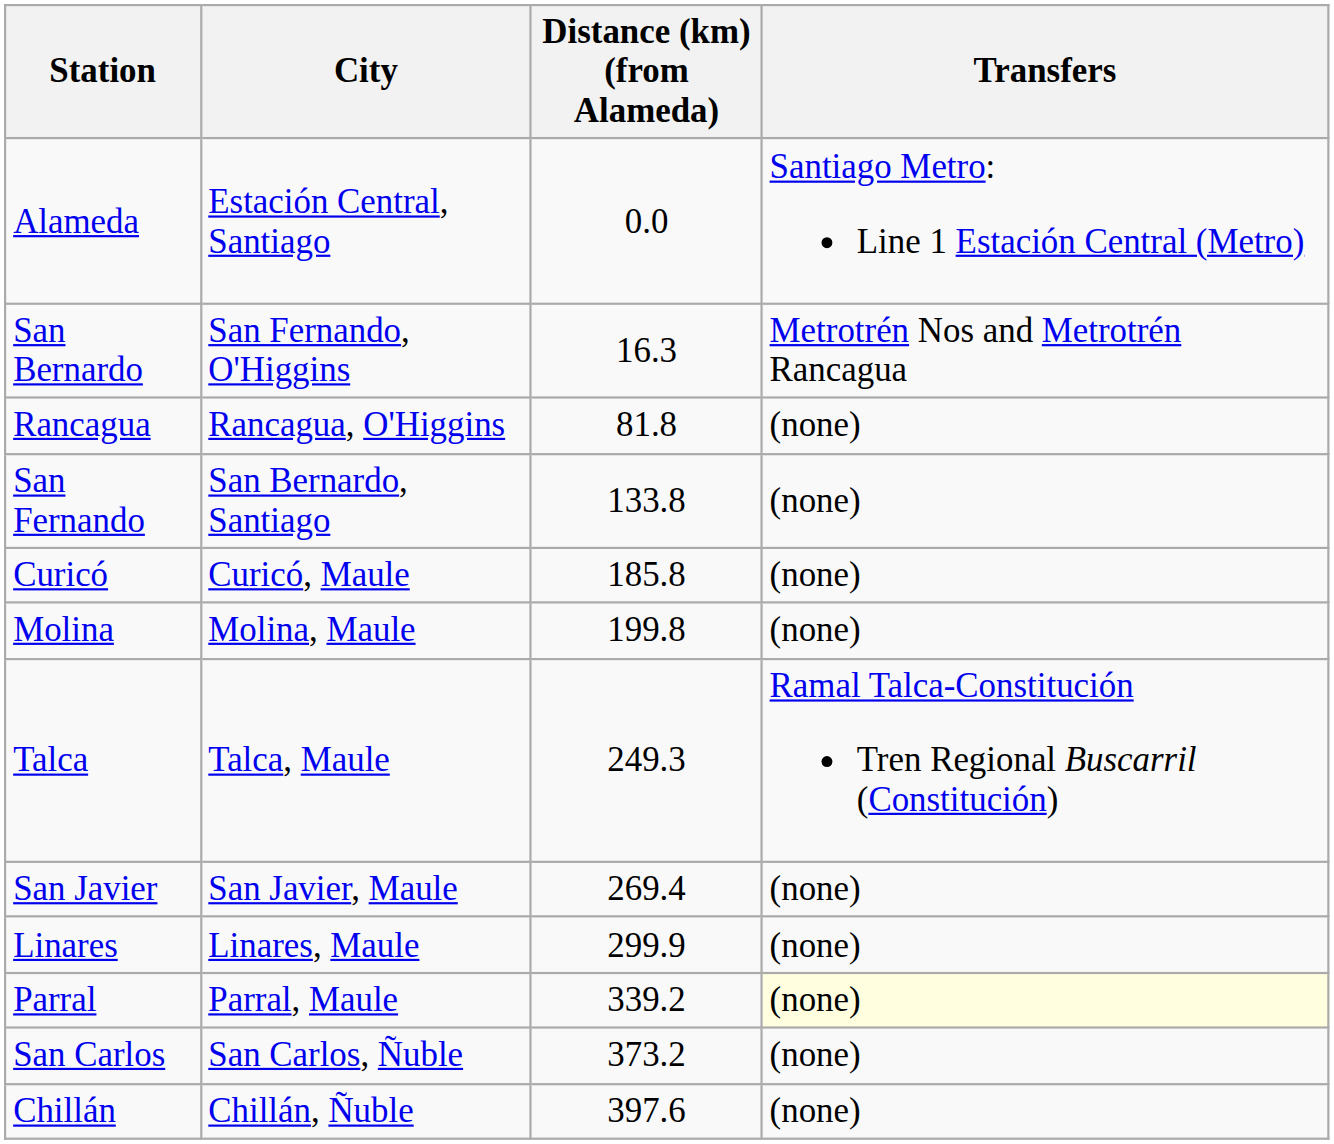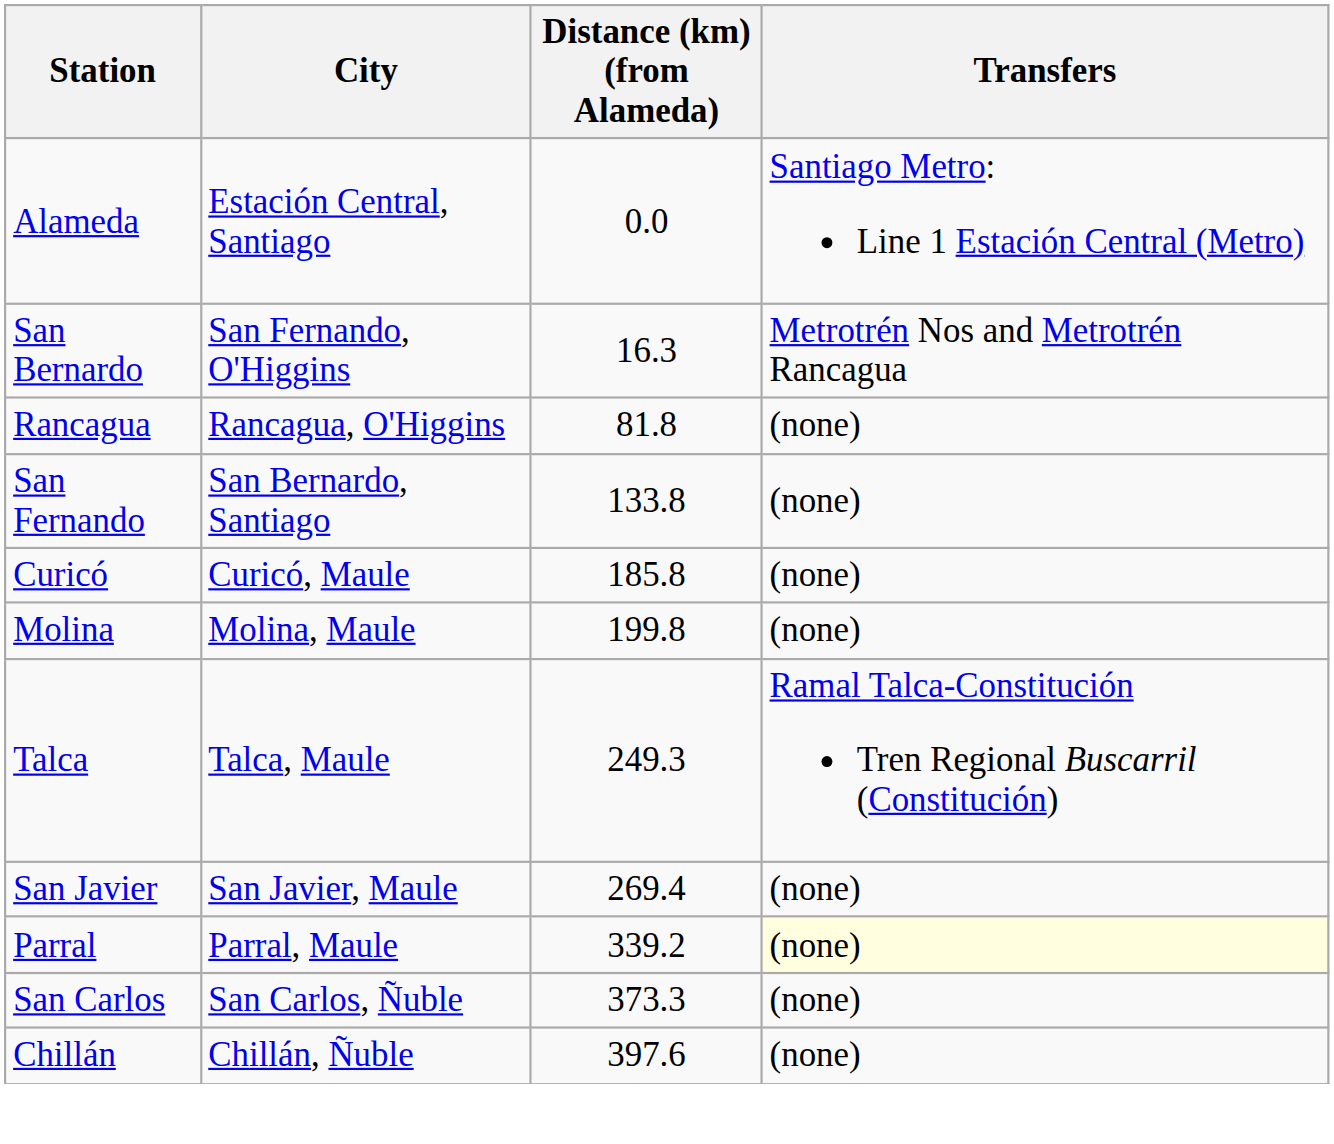- row: (65, 944)
(647, 1054) 373.2 -> (647, 999) 373.3
